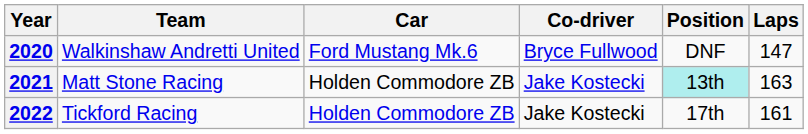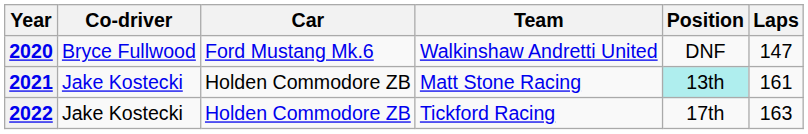columns swapped: (181, 20) <-> (591, 20)
(776, 82) 163 -> (776, 82) 161
(776, 113) 161 -> (776, 113) 163
